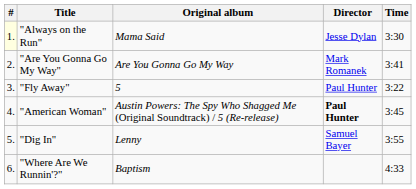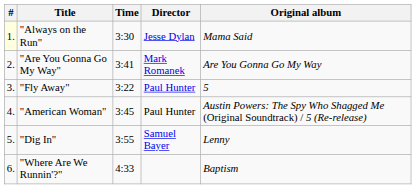columns swapped: (218, 13) <-> (397, 13)
(342, 111) bold -> (169, 111) normal
